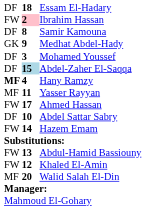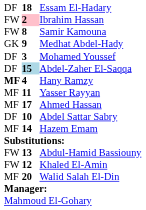(11, 32) DF -> (12, 32) FW
(12, 104) FW -> (11, 104) MF
(12, 128) FW -> (11, 128) MF
